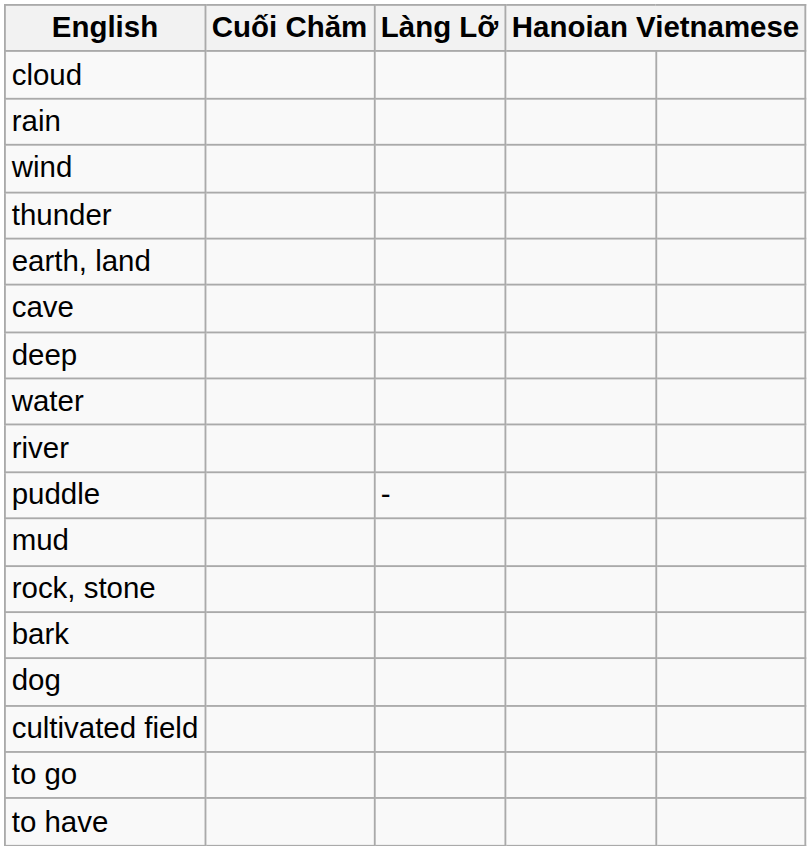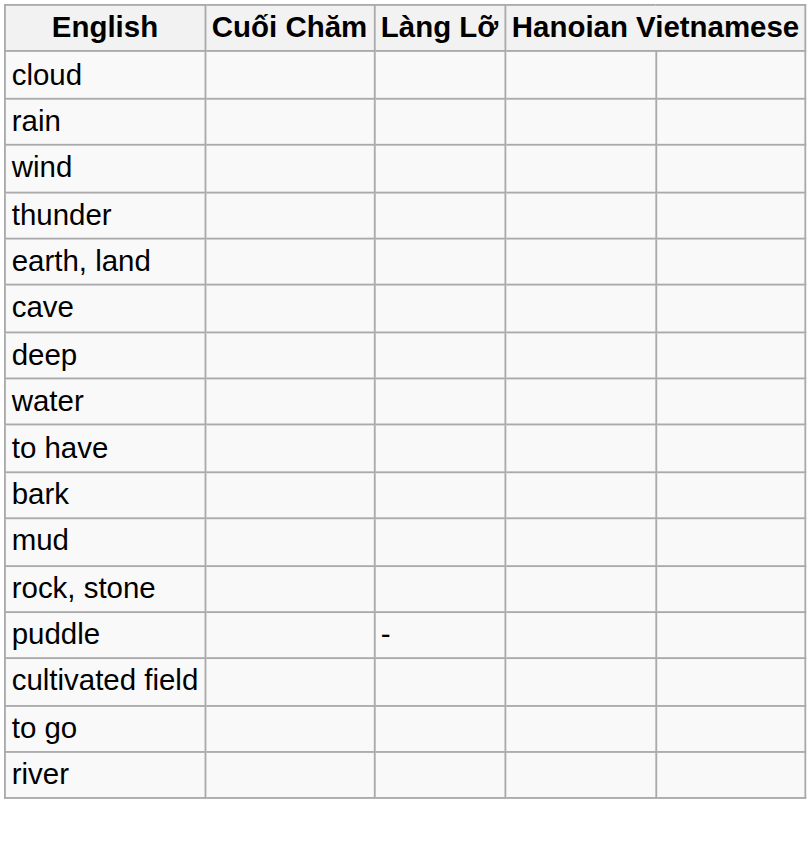rows swapped: (40, 448) <-> (60, 821)
rows swapped: (56, 494) <-> (40, 634)
- row: (36, 681)
